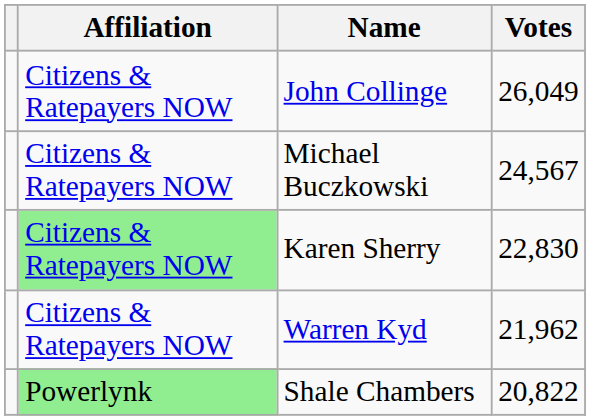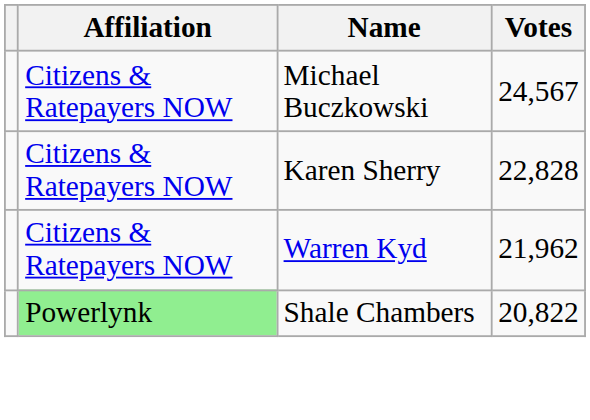- row: (365, 90)
(129, 249) lightgreen background -> (129, 170) no background
(538, 249) 22,830 -> (538, 170) 22,828
